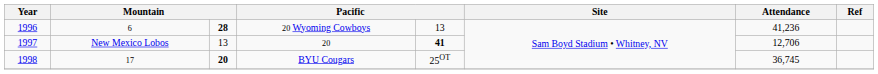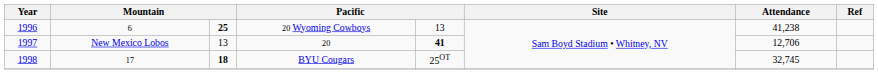(223, 27) 28 -> (223, 27) 25
(786, 27) 41,236 -> (786, 27) 41,238
(223, 59) 20 -> (223, 59) 18
(786, 59) 36,745 -> (786, 59) 32,745
